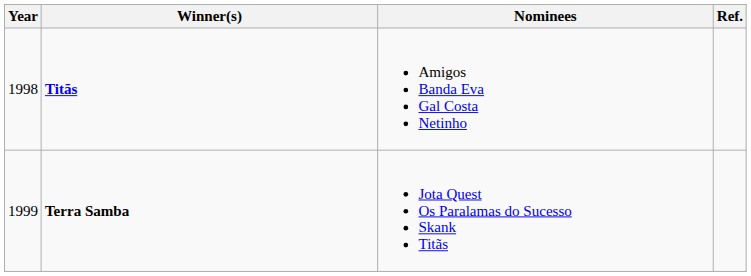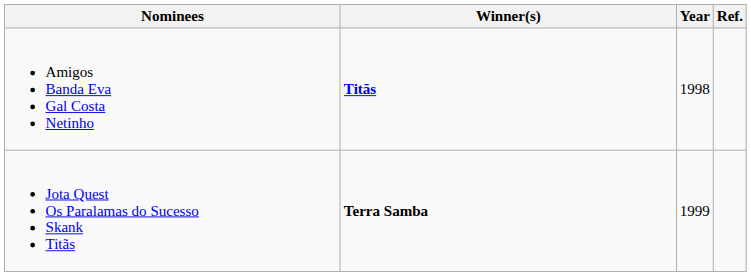columns swapped: (23, 16) <-> (545, 16)
